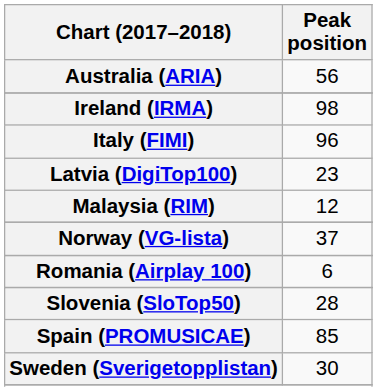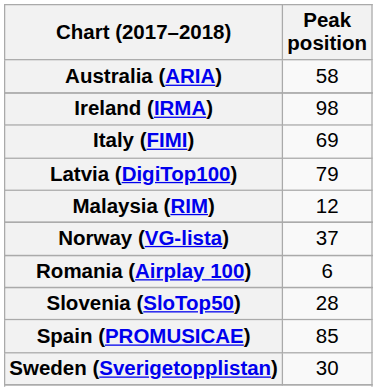(327, 76) 56 -> (327, 76) 58
(327, 141) 96 -> (327, 141) 69
(327, 173) 23 -> (327, 173) 79
